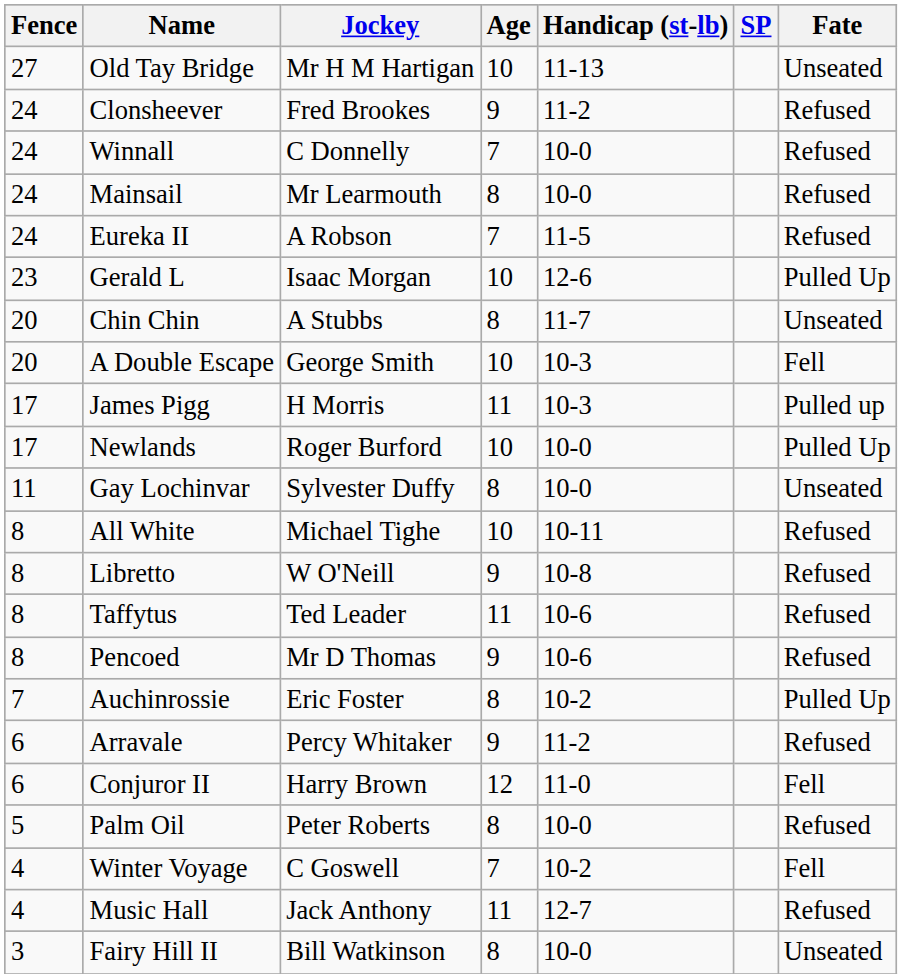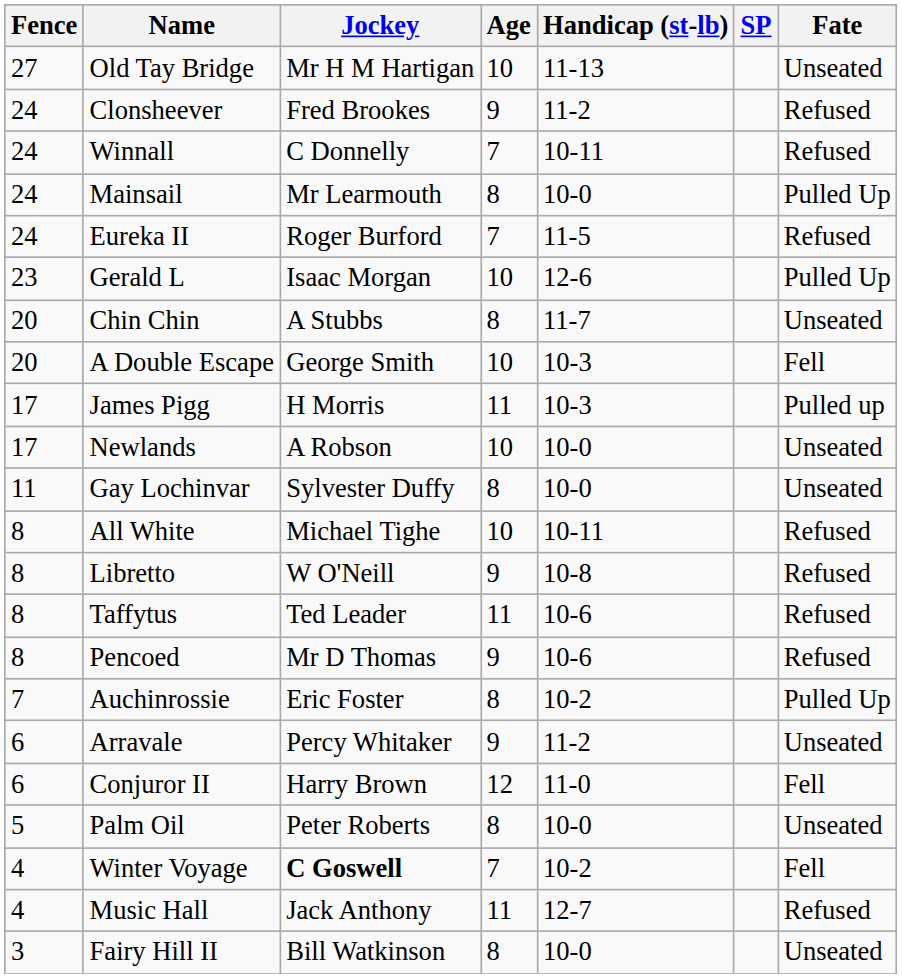(567, 151) 10-0 -> (574, 151) 10-11
(827, 194) Refused -> (837, 194) Pulled Up
(339, 236) A Robson -> (364, 236) Roger Burford
(364, 446) Roger Burford -> (339, 446) A Robson
(837, 446) Pulled Up -> (833, 446) Unseated
(827, 741) Refused -> (833, 741) Unseated
(827, 825) Refused -> (833, 825) Unseated
(343, 868) normal -> (344, 868) bold
